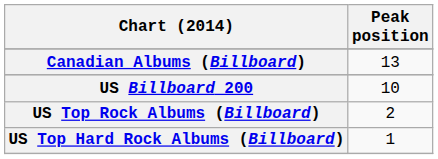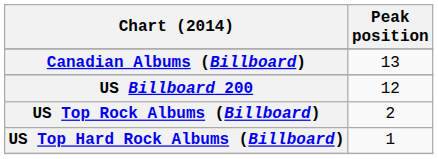(390, 88) 10 -> (390, 88) 12
